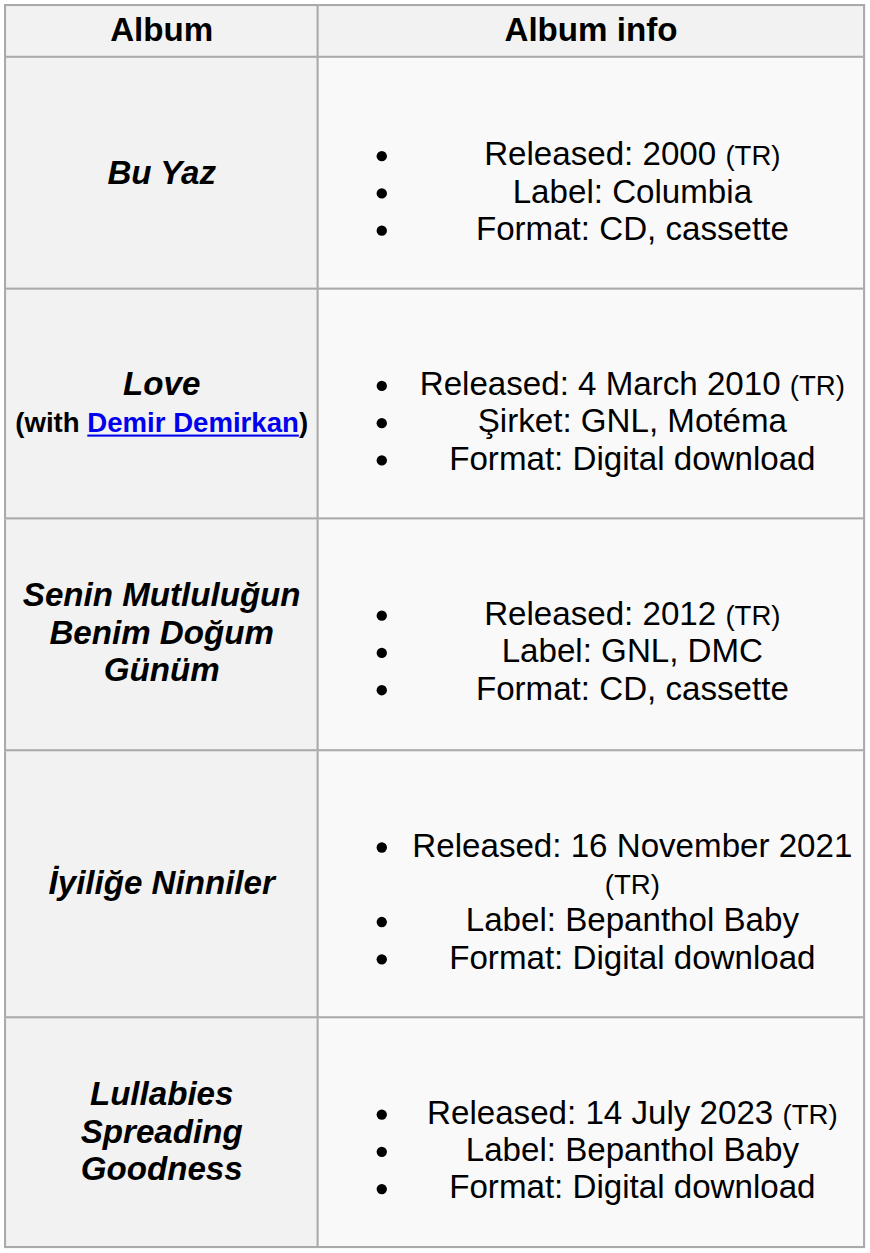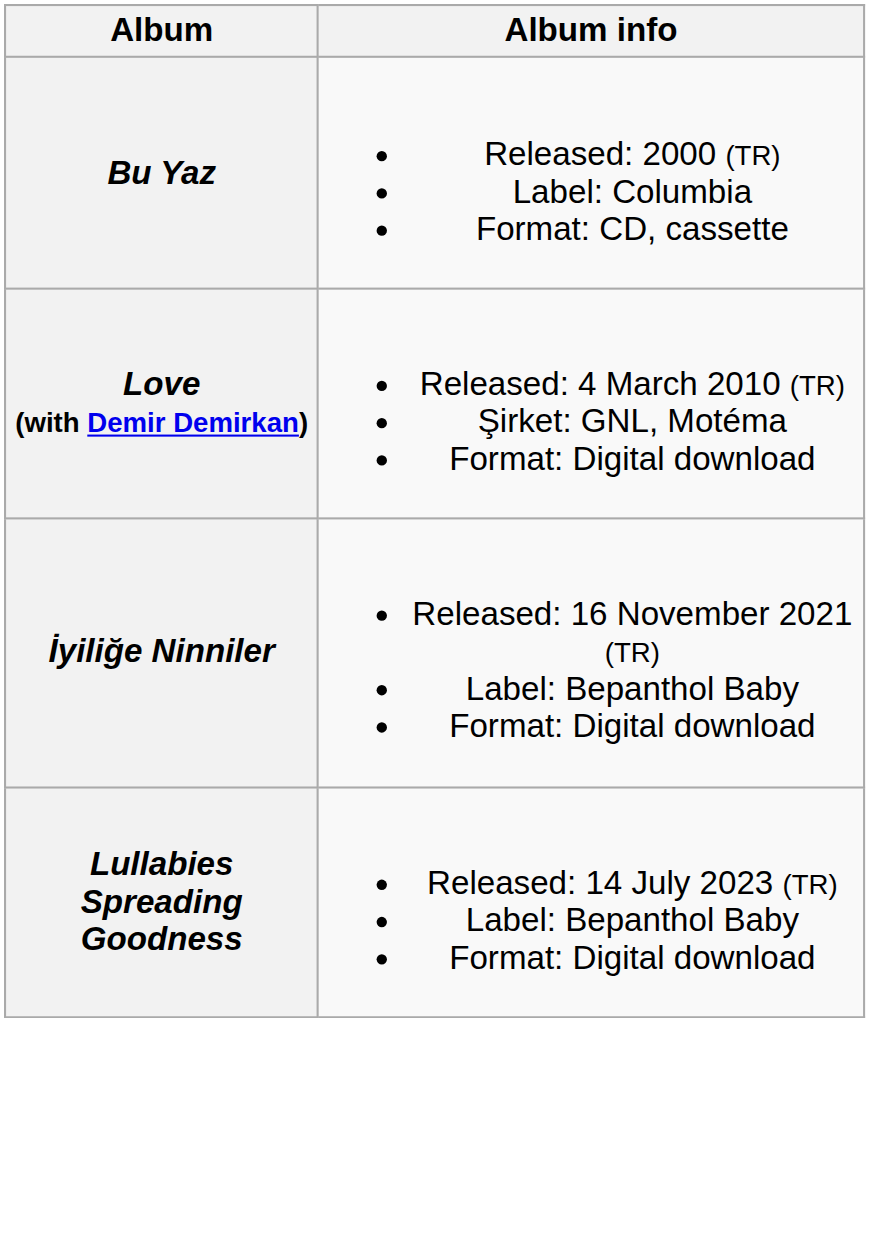- row: (162, 633)
